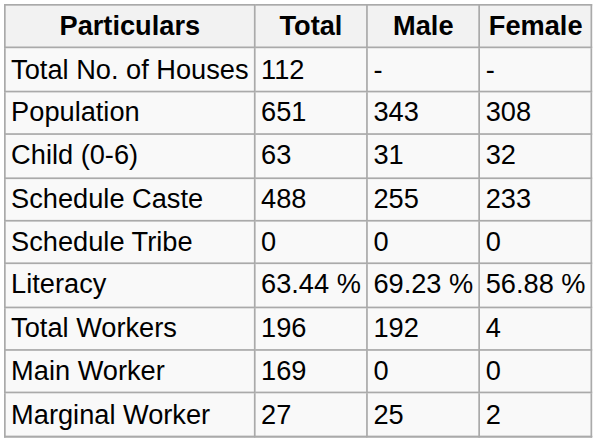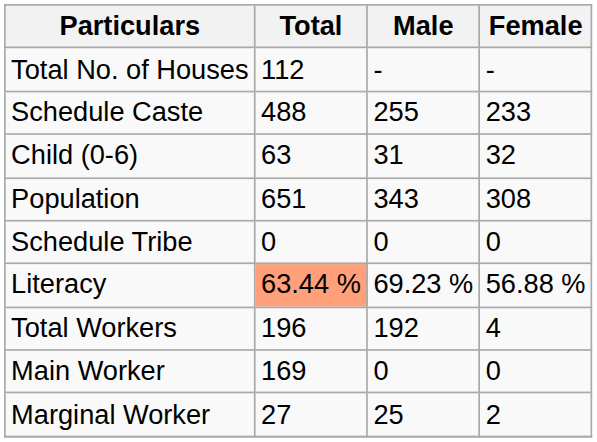rows swapped: (75, 112) <-> (107, 198)
(311, 284) no background -> (311, 284) lightsalmon background
